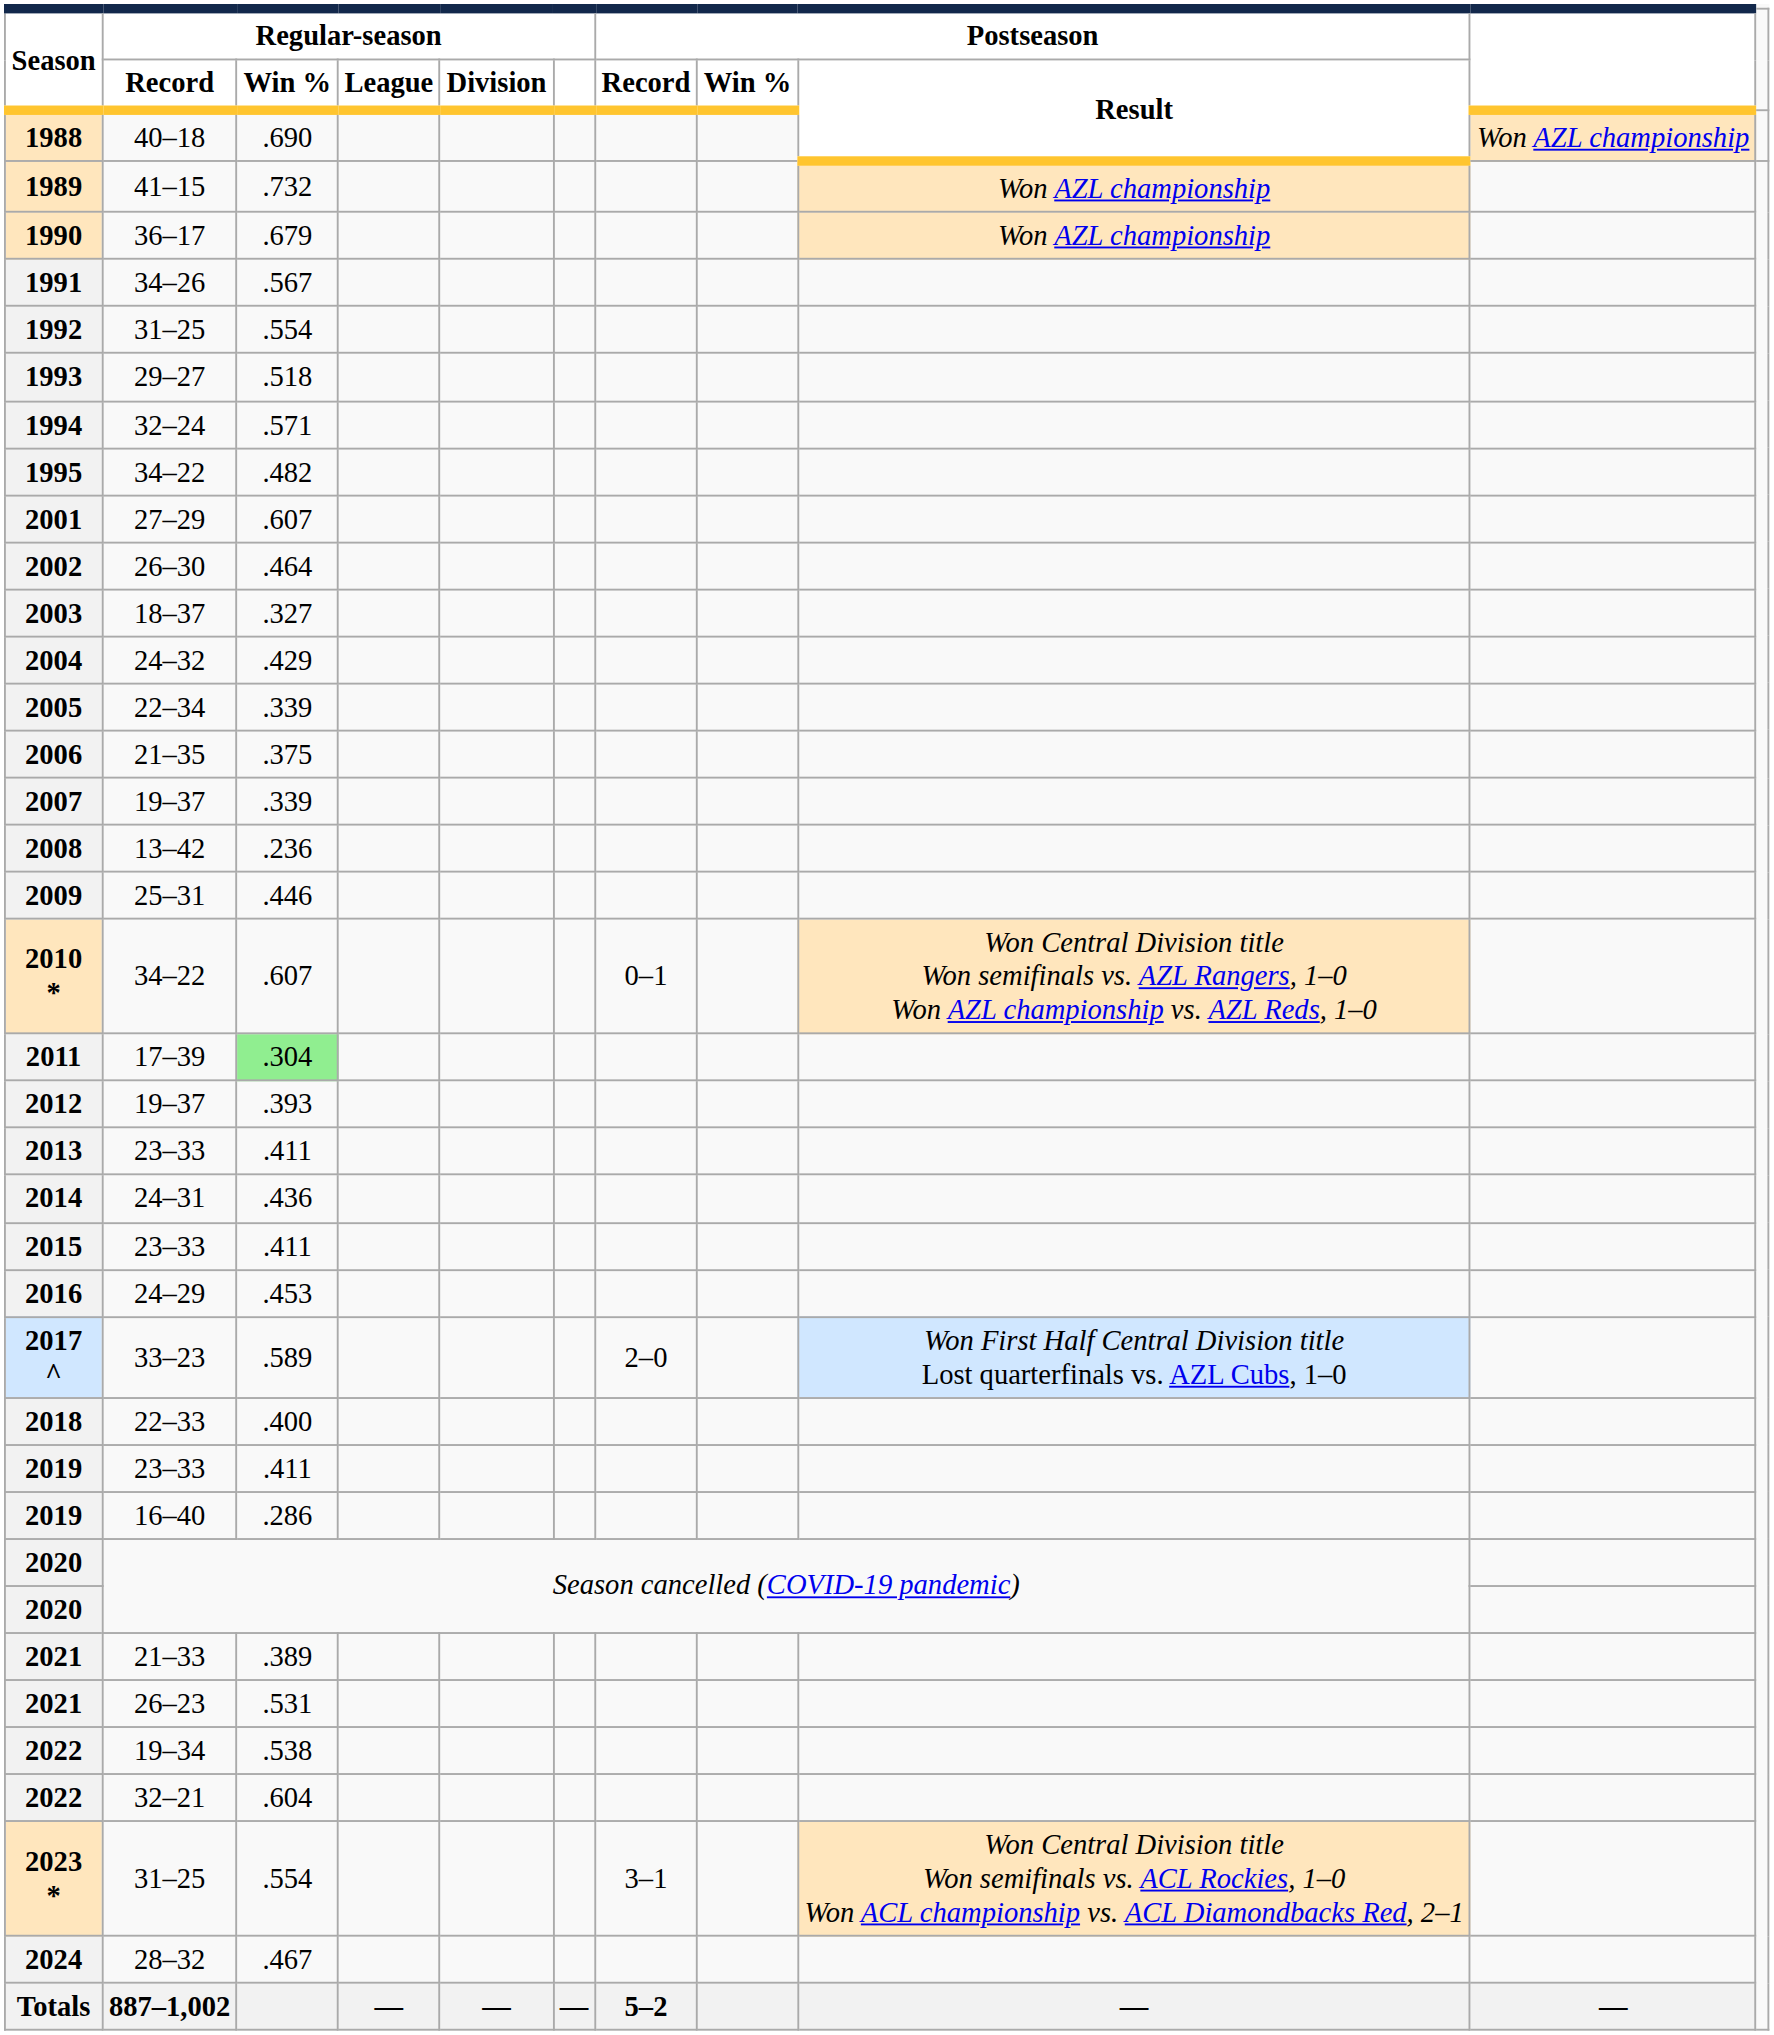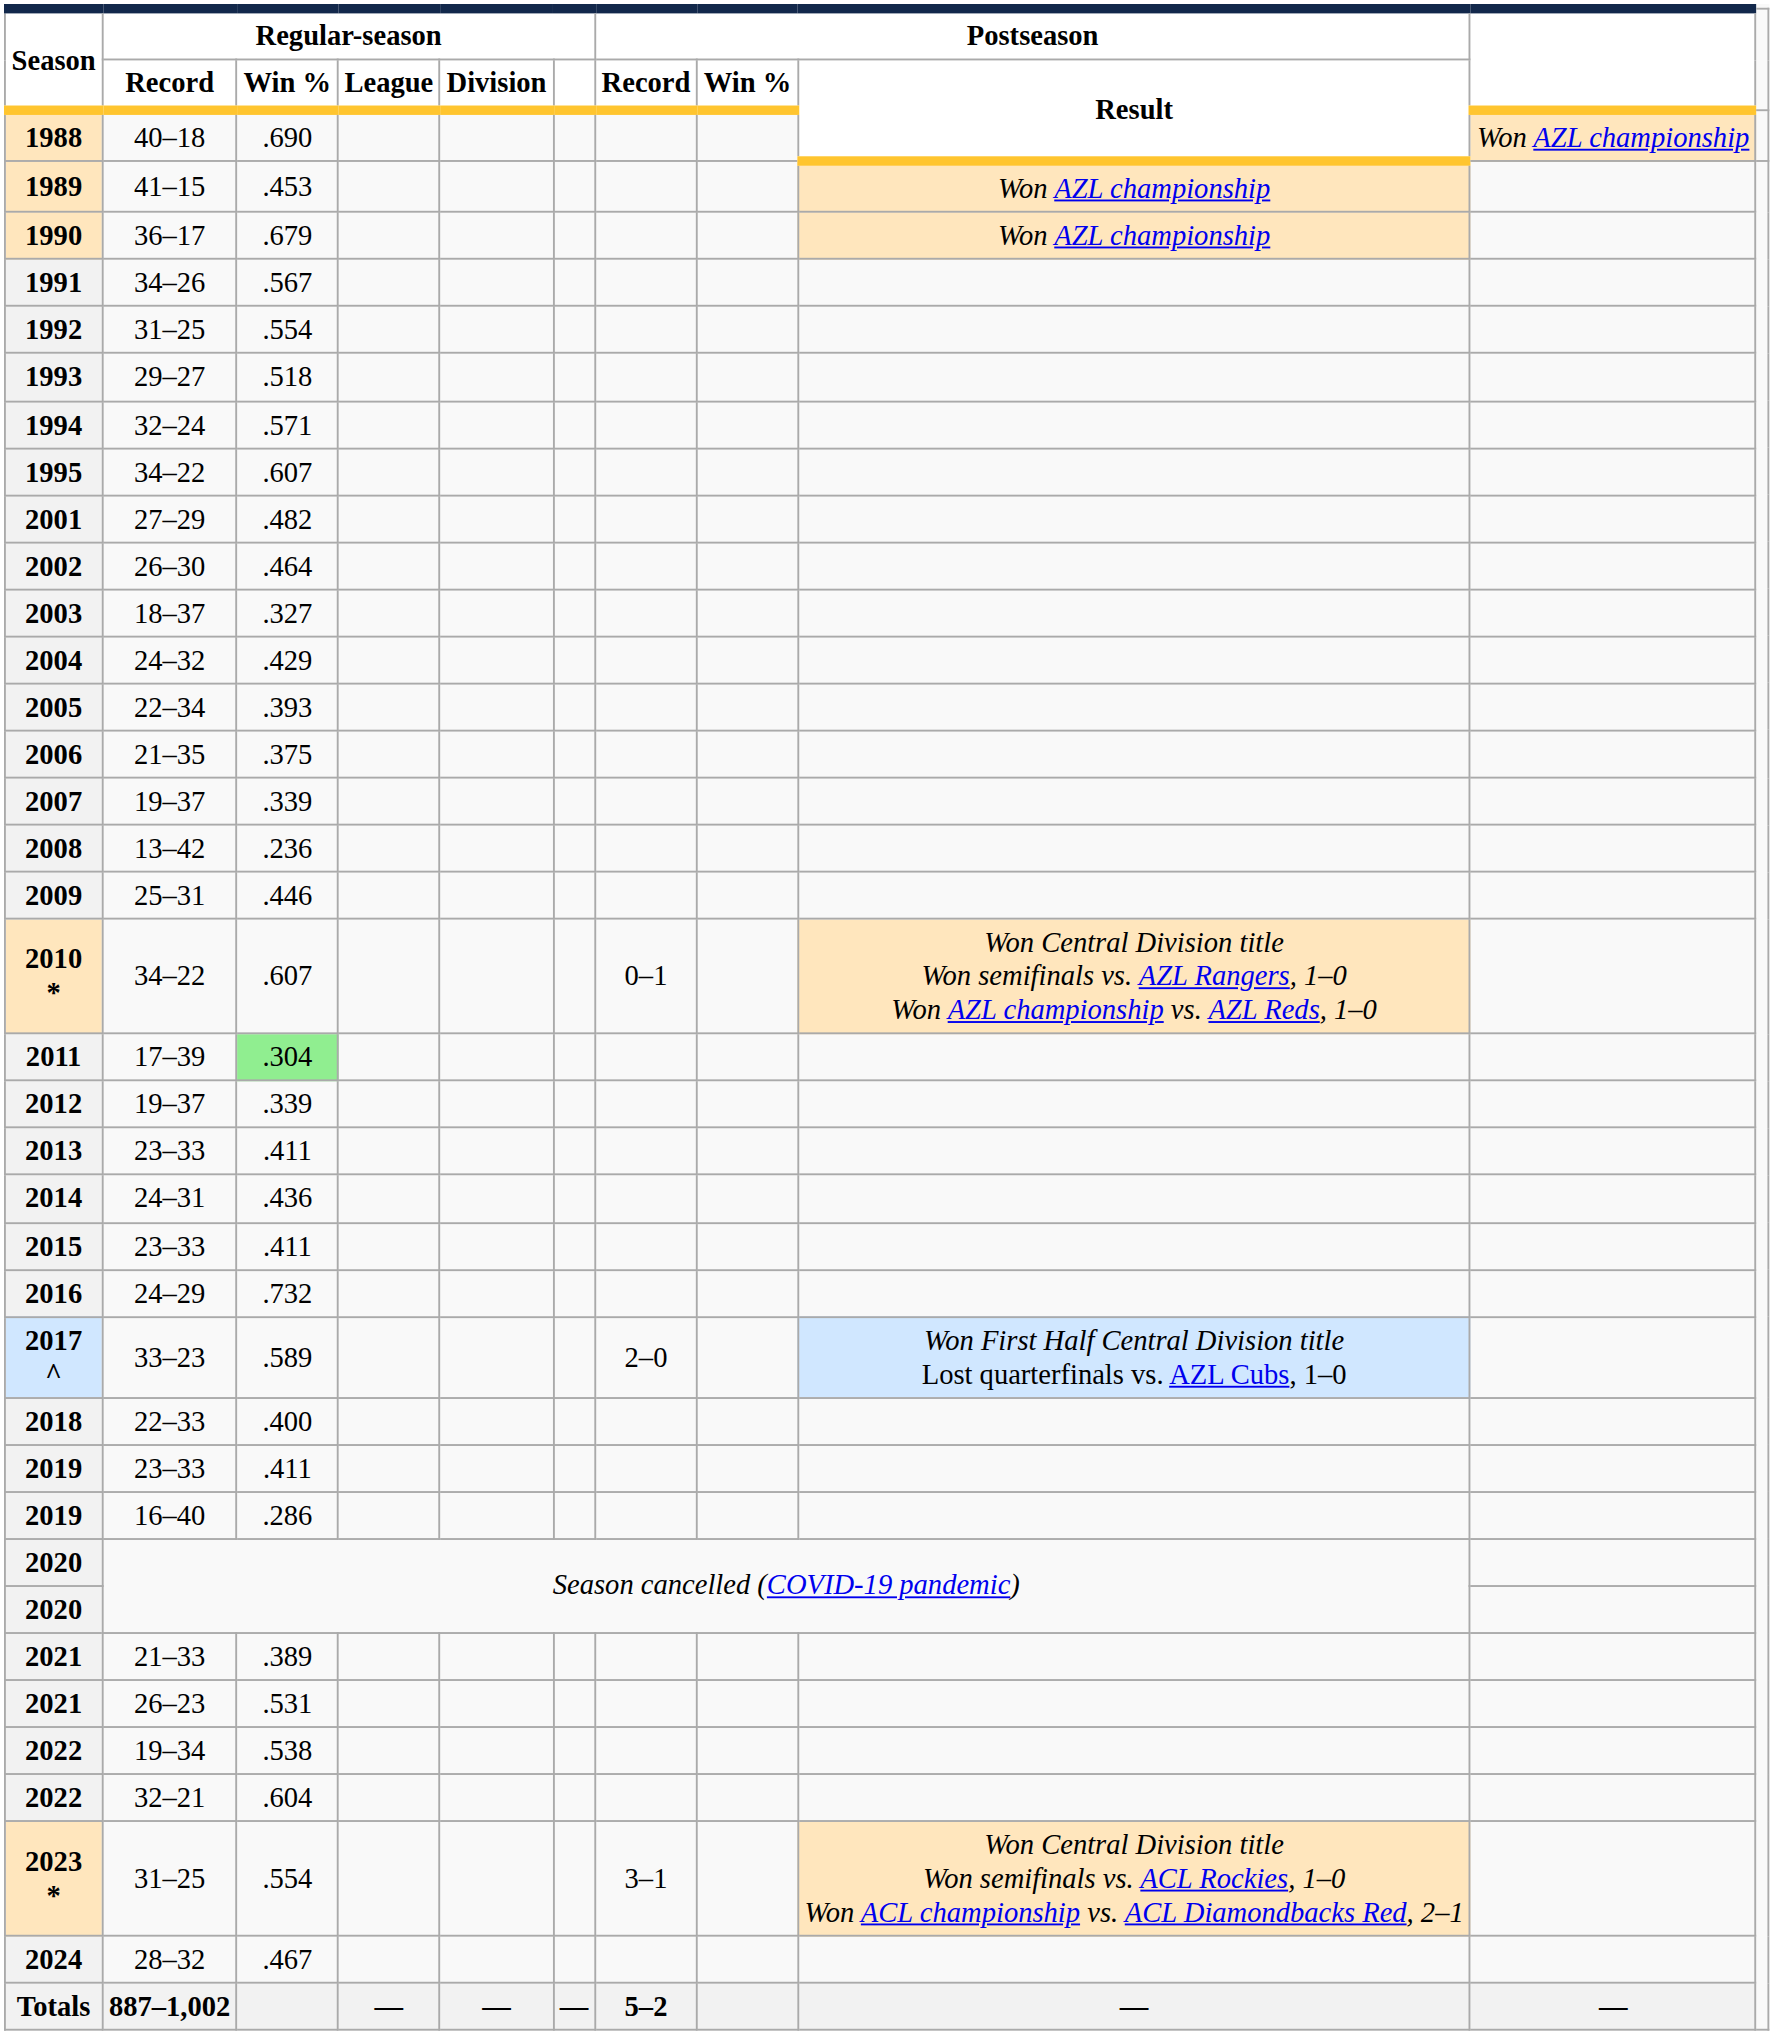(287, 186) .732 -> (287, 186) .453
(287, 471) .482 -> (287, 471) .607
(287, 518) .607 -> (287, 518) .482
(287, 706) .339 -> (287, 706) .393
(287, 1104) .393 -> (287, 1104) .339
(287, 1292) .453 -> (287, 1292) .732
